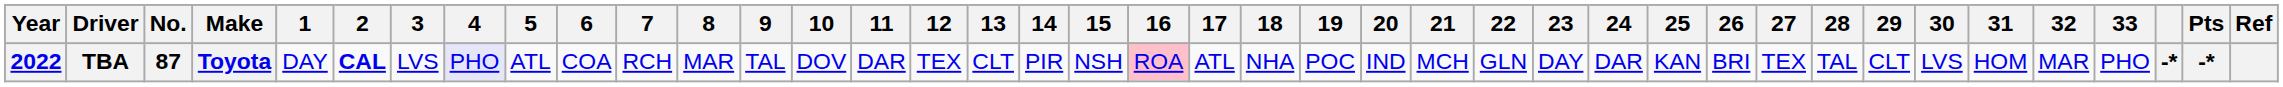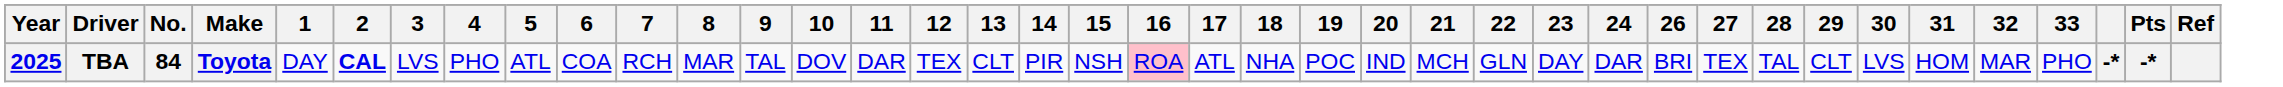- column: (1678, 24)
(36, 62) 2022 -> (36, 62) 2025
(168, 62) 87 -> (168, 62) 84
(474, 62) lavender background -> (474, 62) no background
